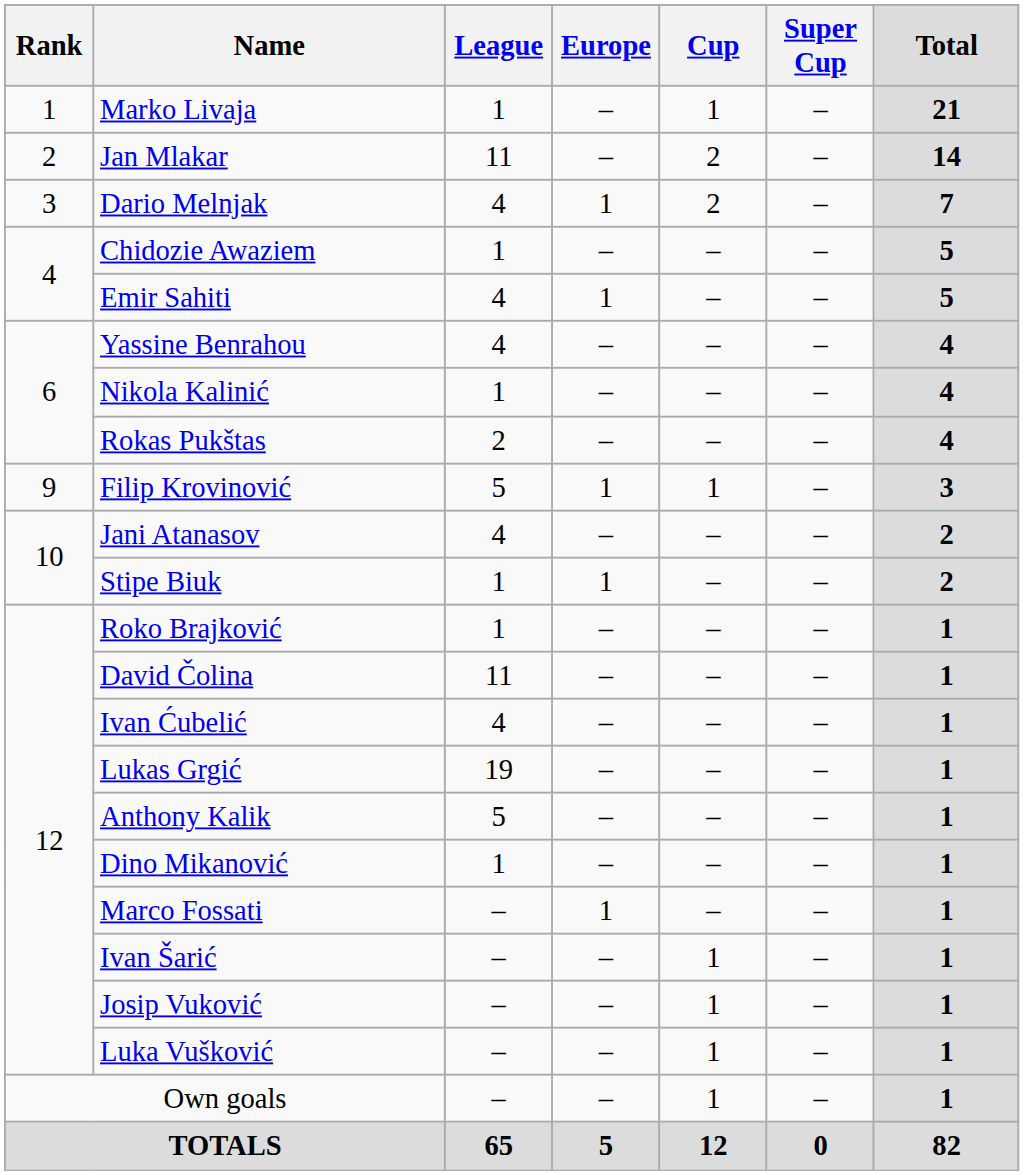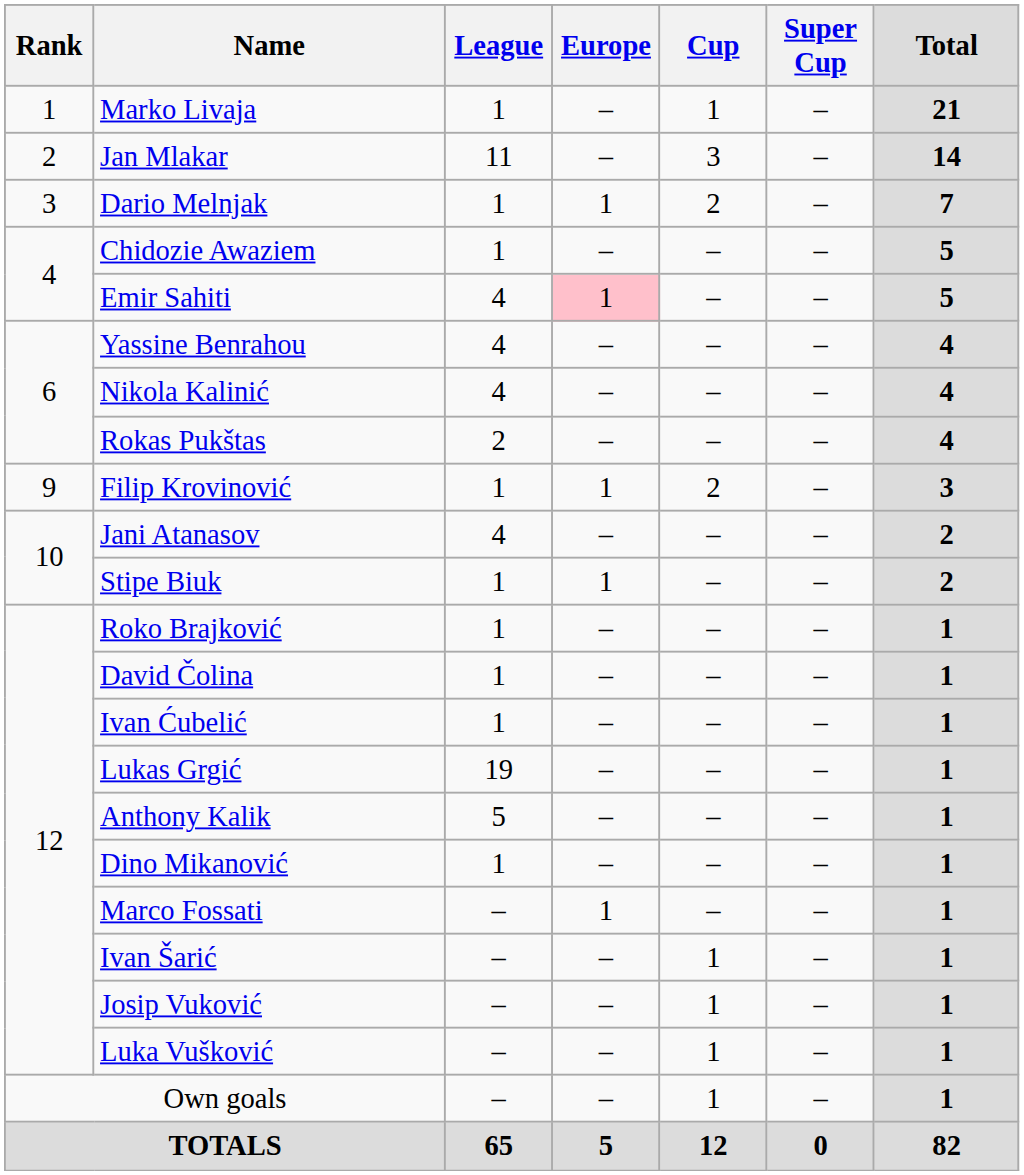(713, 156) 2 -> (713, 156) 3
(499, 203) 4 -> (499, 203) 1
(606, 297) no background -> (606, 297) pink background
(499, 391) 1 -> (499, 391) 4
(499, 486) 5 -> (499, 486) 1
(713, 486) 1 -> (713, 486) 2
(499, 674) 11 -> (499, 674) 1
(499, 721) 4 -> (499, 721) 1
